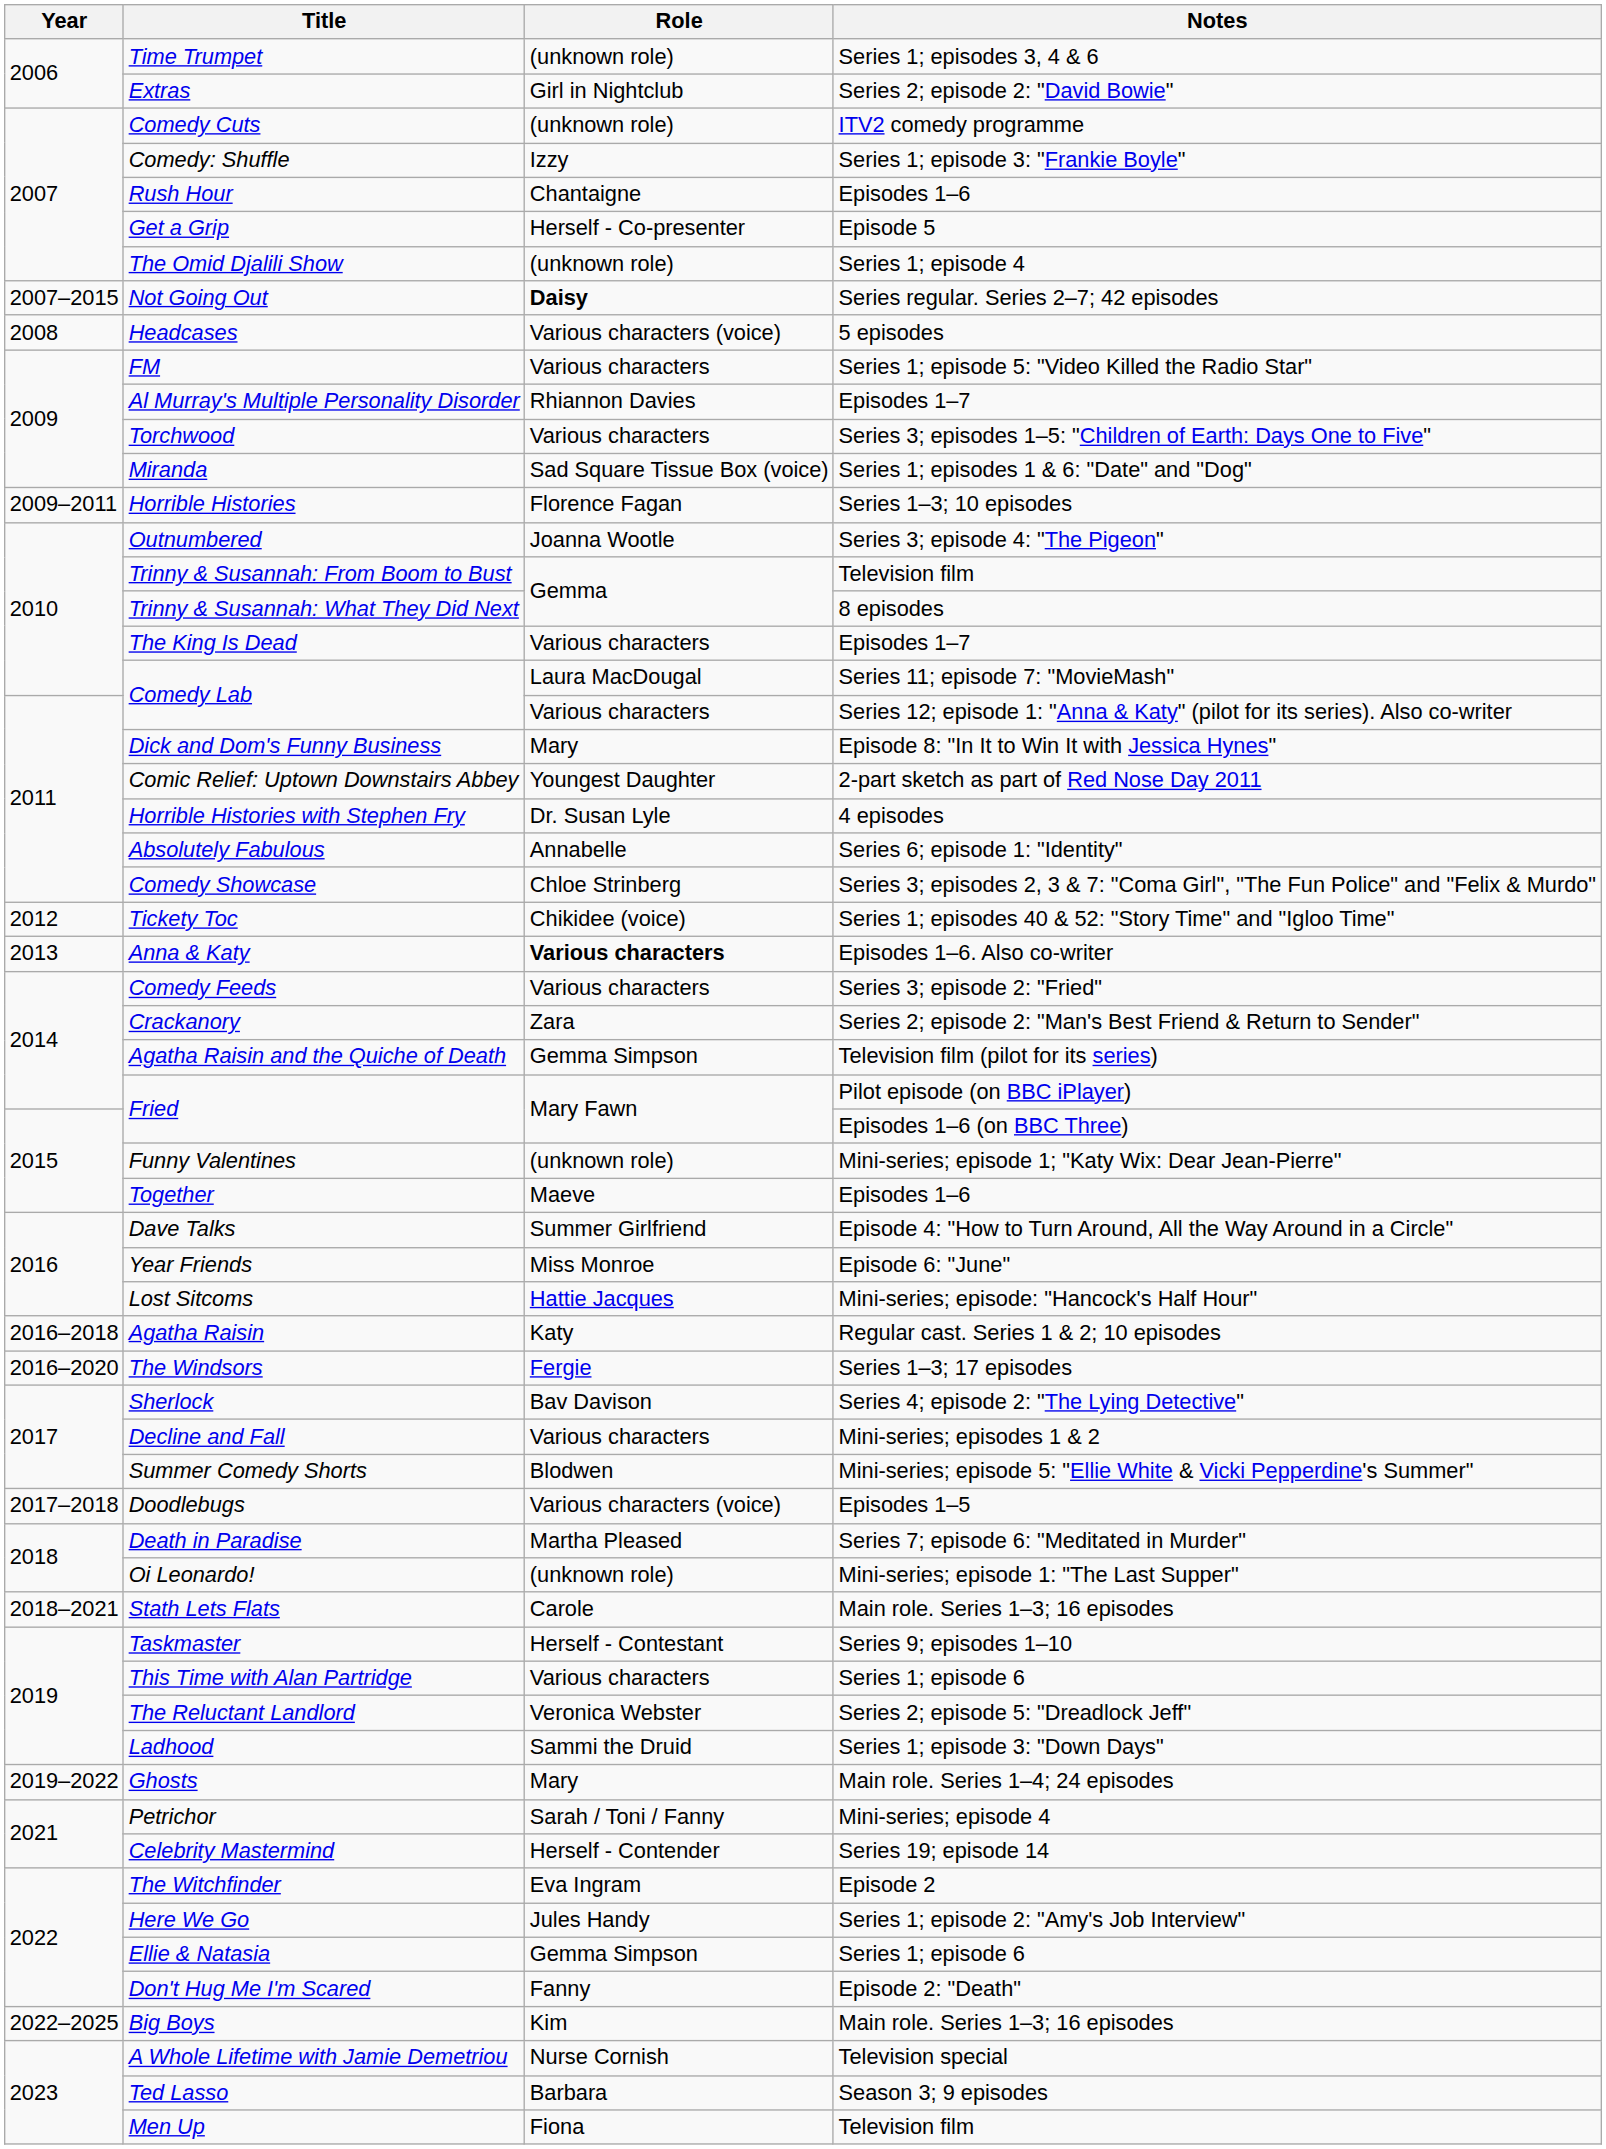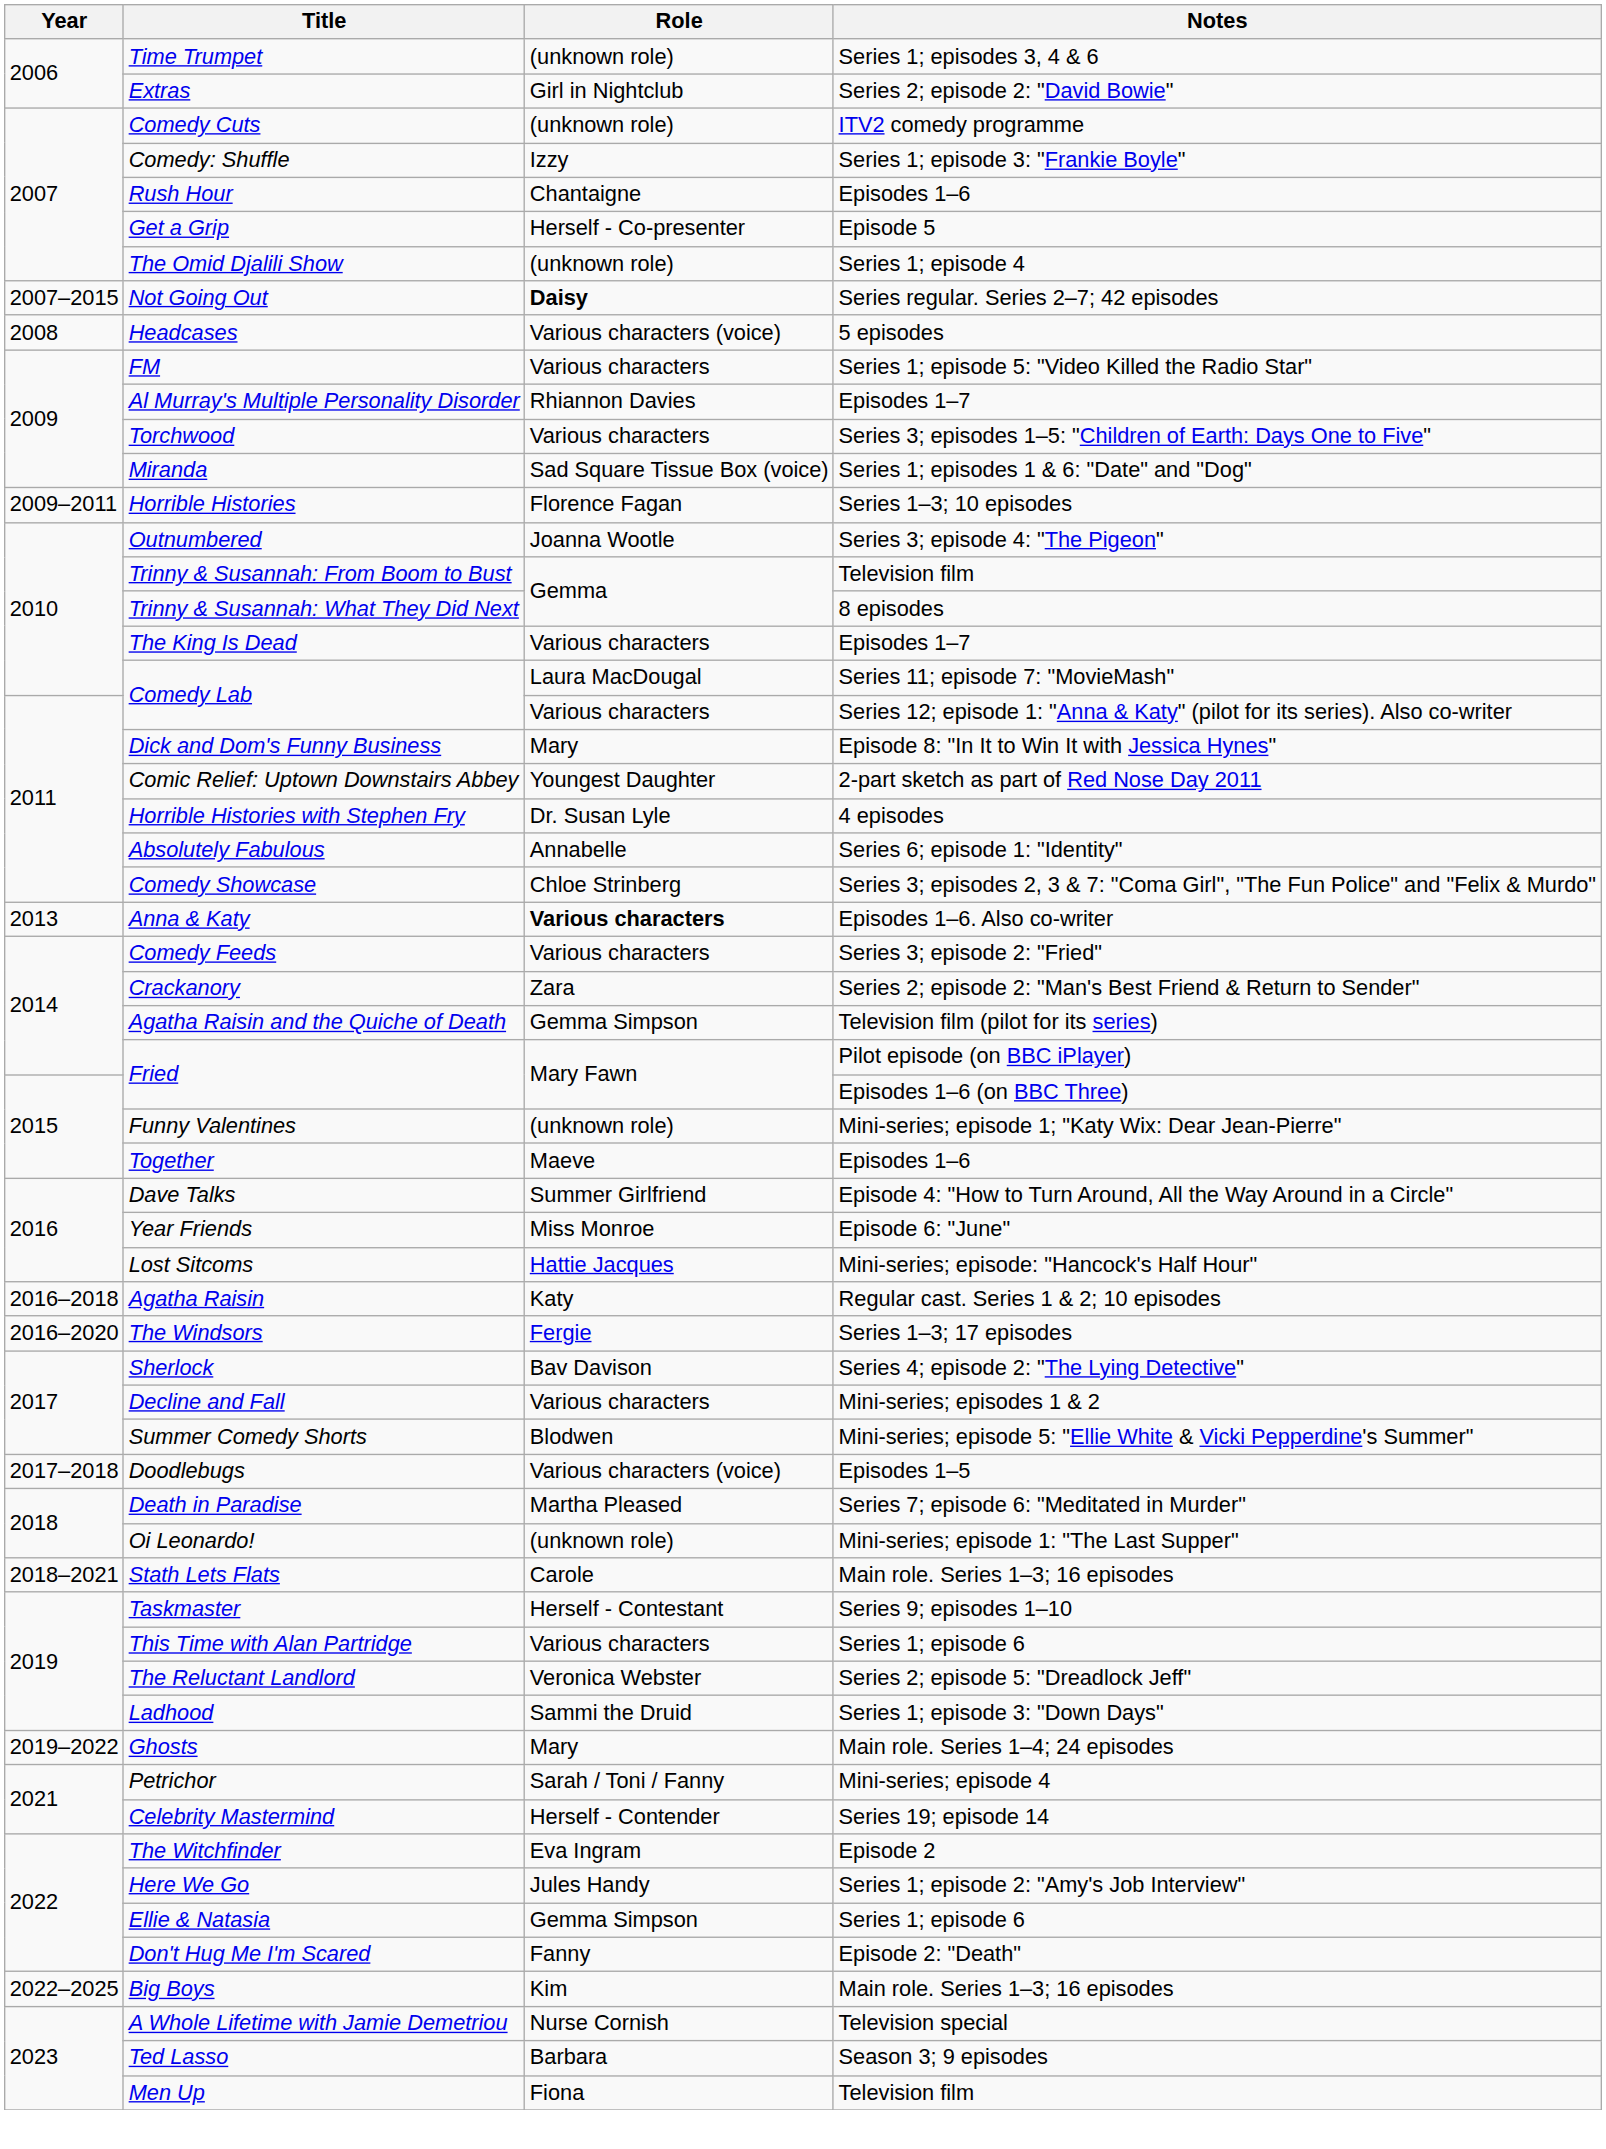- row: (183, 919)
